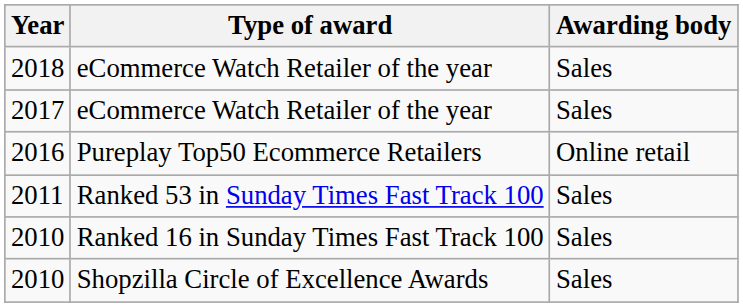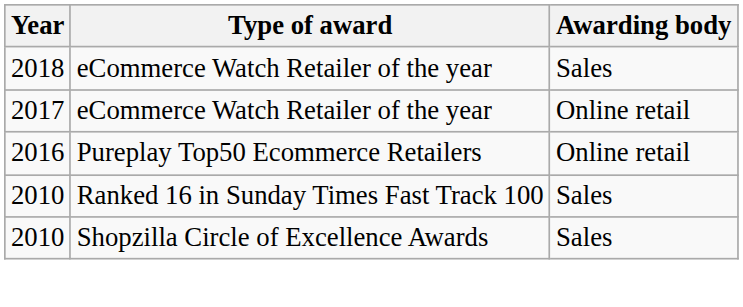(584, 110) Sales -> (623, 110) Online retail
- row: (37, 195)
